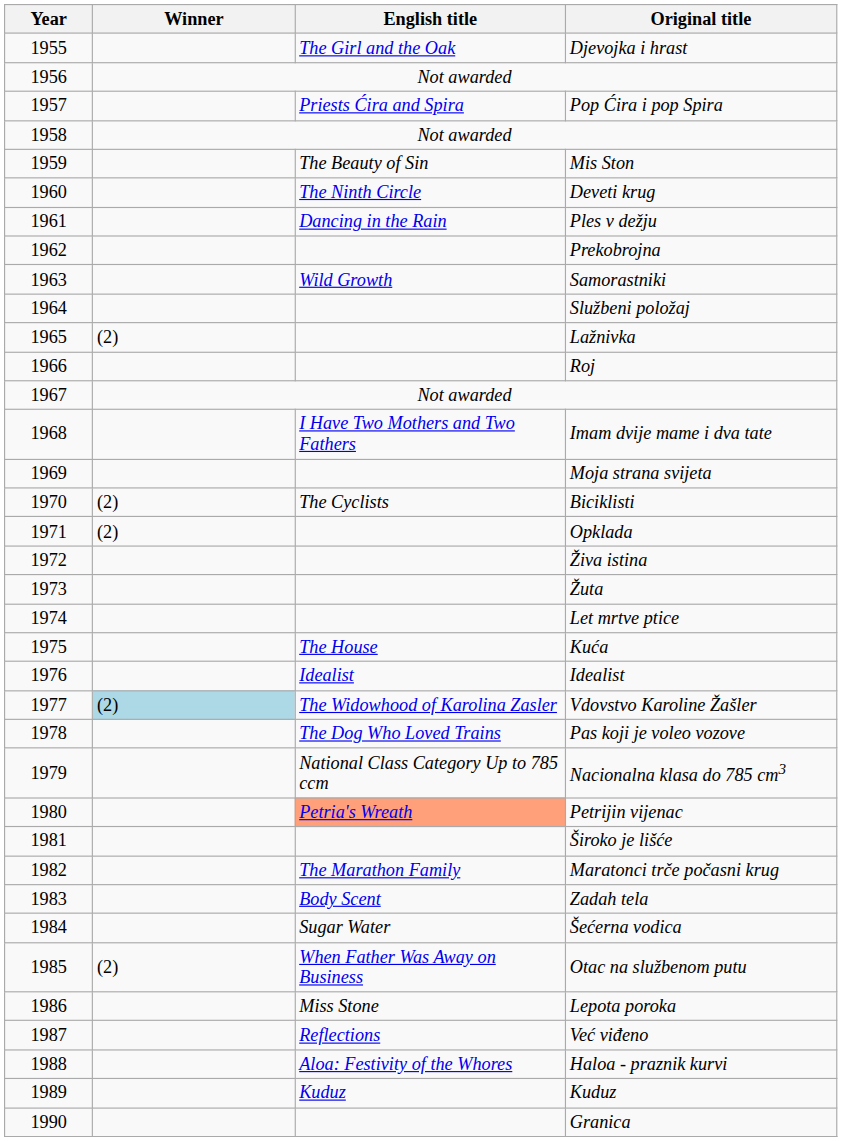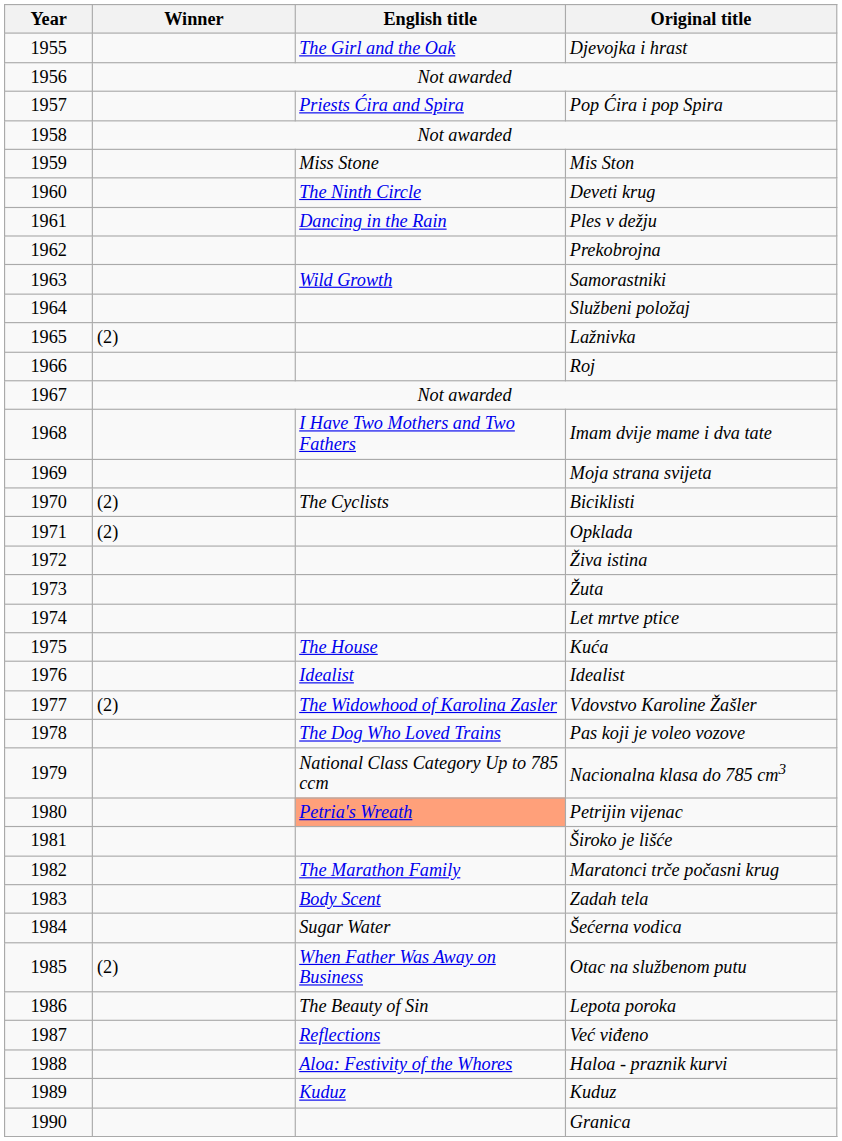(364, 163) The Beauty of Sin -> (339, 163) Miss Stone
(108, 704) lightblue background -> (108, 704) no background
(339, 1006) Miss Stone -> (364, 1006) The Beauty of Sin
